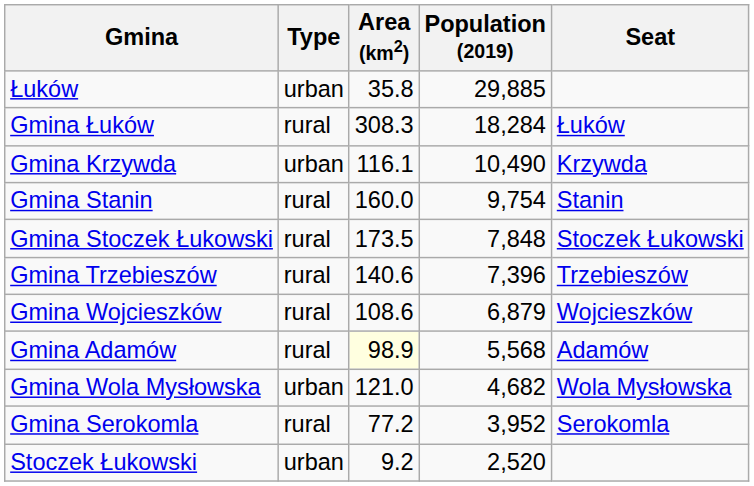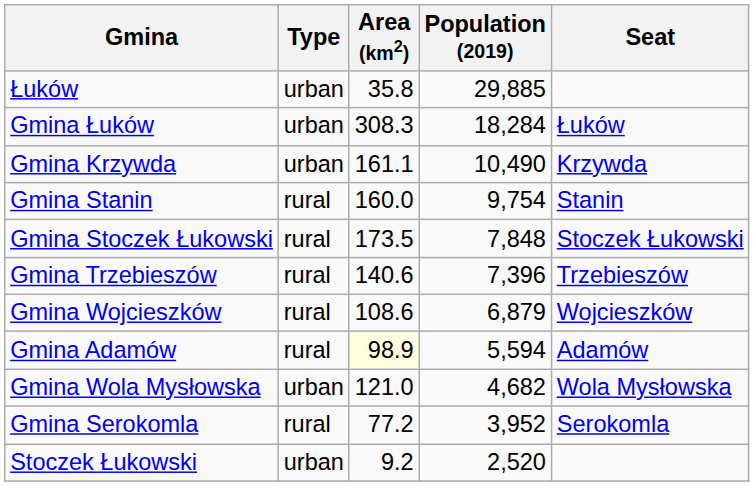(307, 126) rural -> (314, 126) urban
(385, 163) 116.1 -> (384, 163) 161.1
(517, 350) 5,568 -> (517, 350) 5,594
